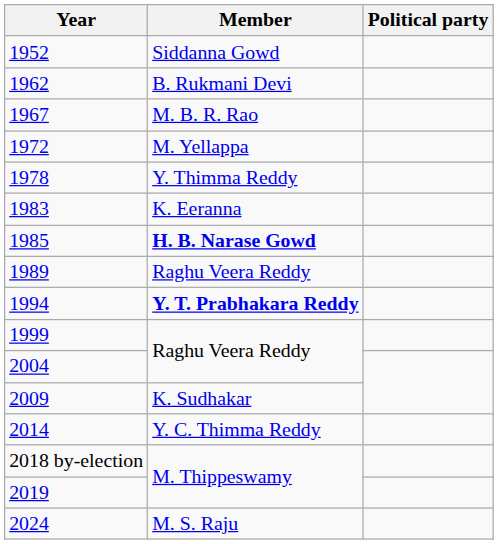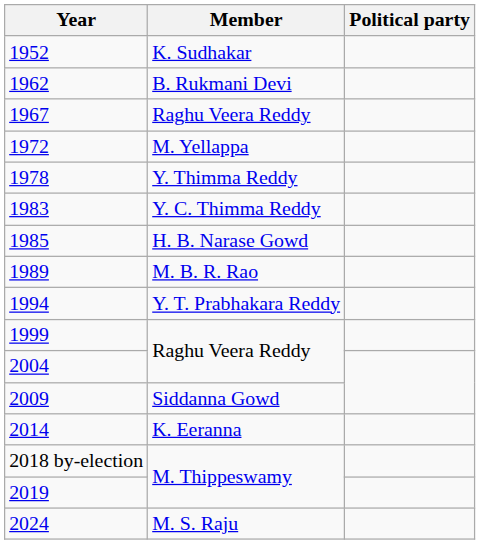(216, 51) Siddanna Gowd -> (202, 51) K. Sudhakar
(205, 114) M. B. R. Rao -> (231, 114) Raghu Veera Reddy
(197, 209) K. Eeranna -> (236, 209) Y. C. Thimma Reddy
(234, 240) bold -> (230, 240) normal
(231, 271) Raghu Veera Reddy -> (205, 271) M. B. R. Rao
(255, 303) bold -> (246, 303) normal
(202, 397) K. Sudhakar -> (216, 397) Siddanna Gowd
(236, 429) Y. C. Thimma Reddy -> (197, 429) K. Eeranna
